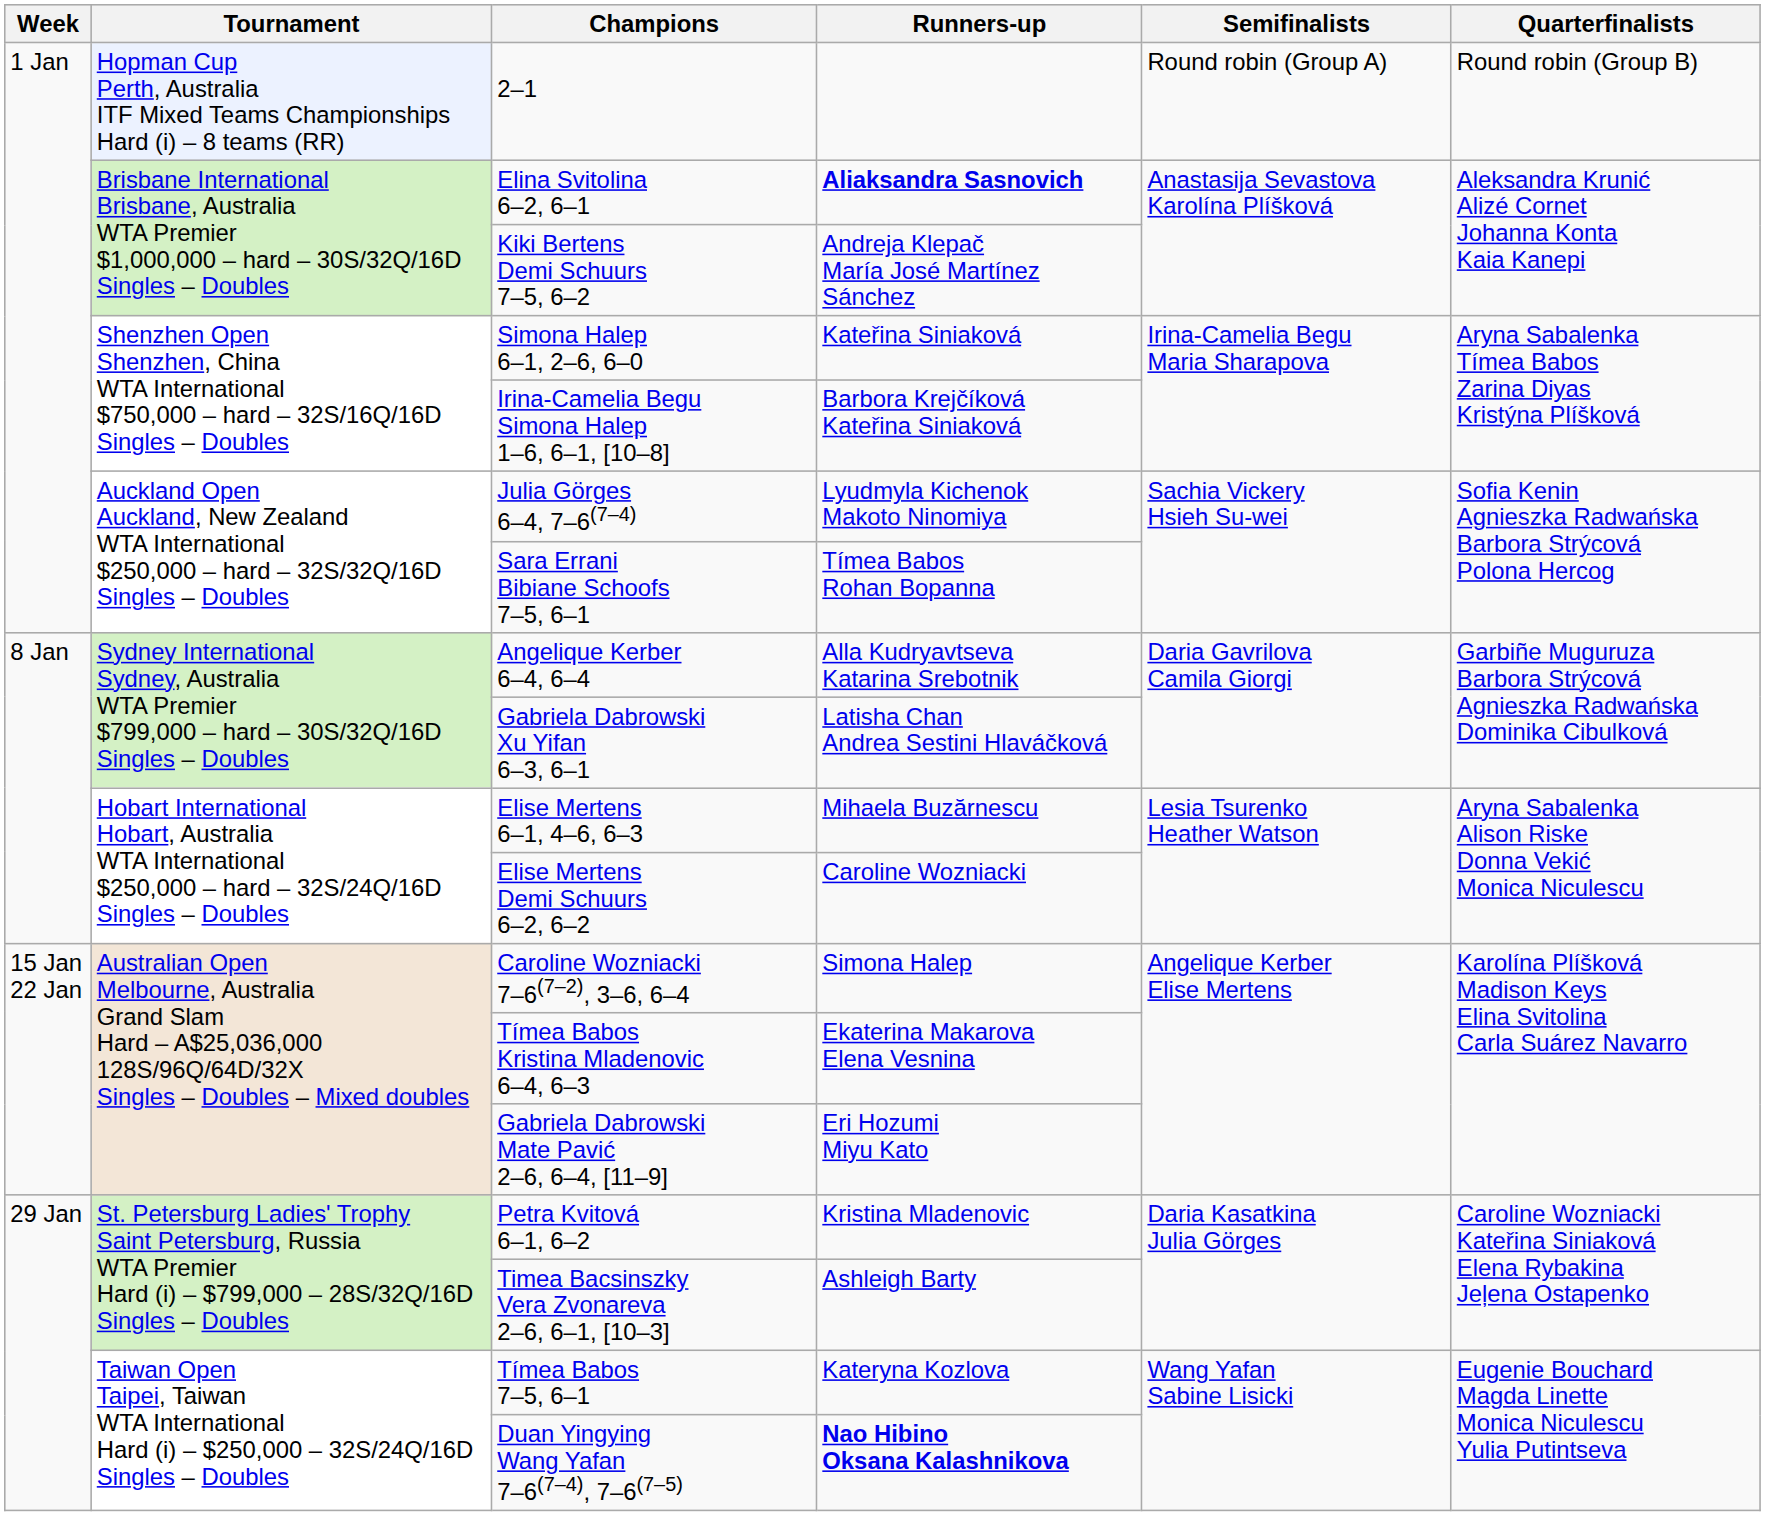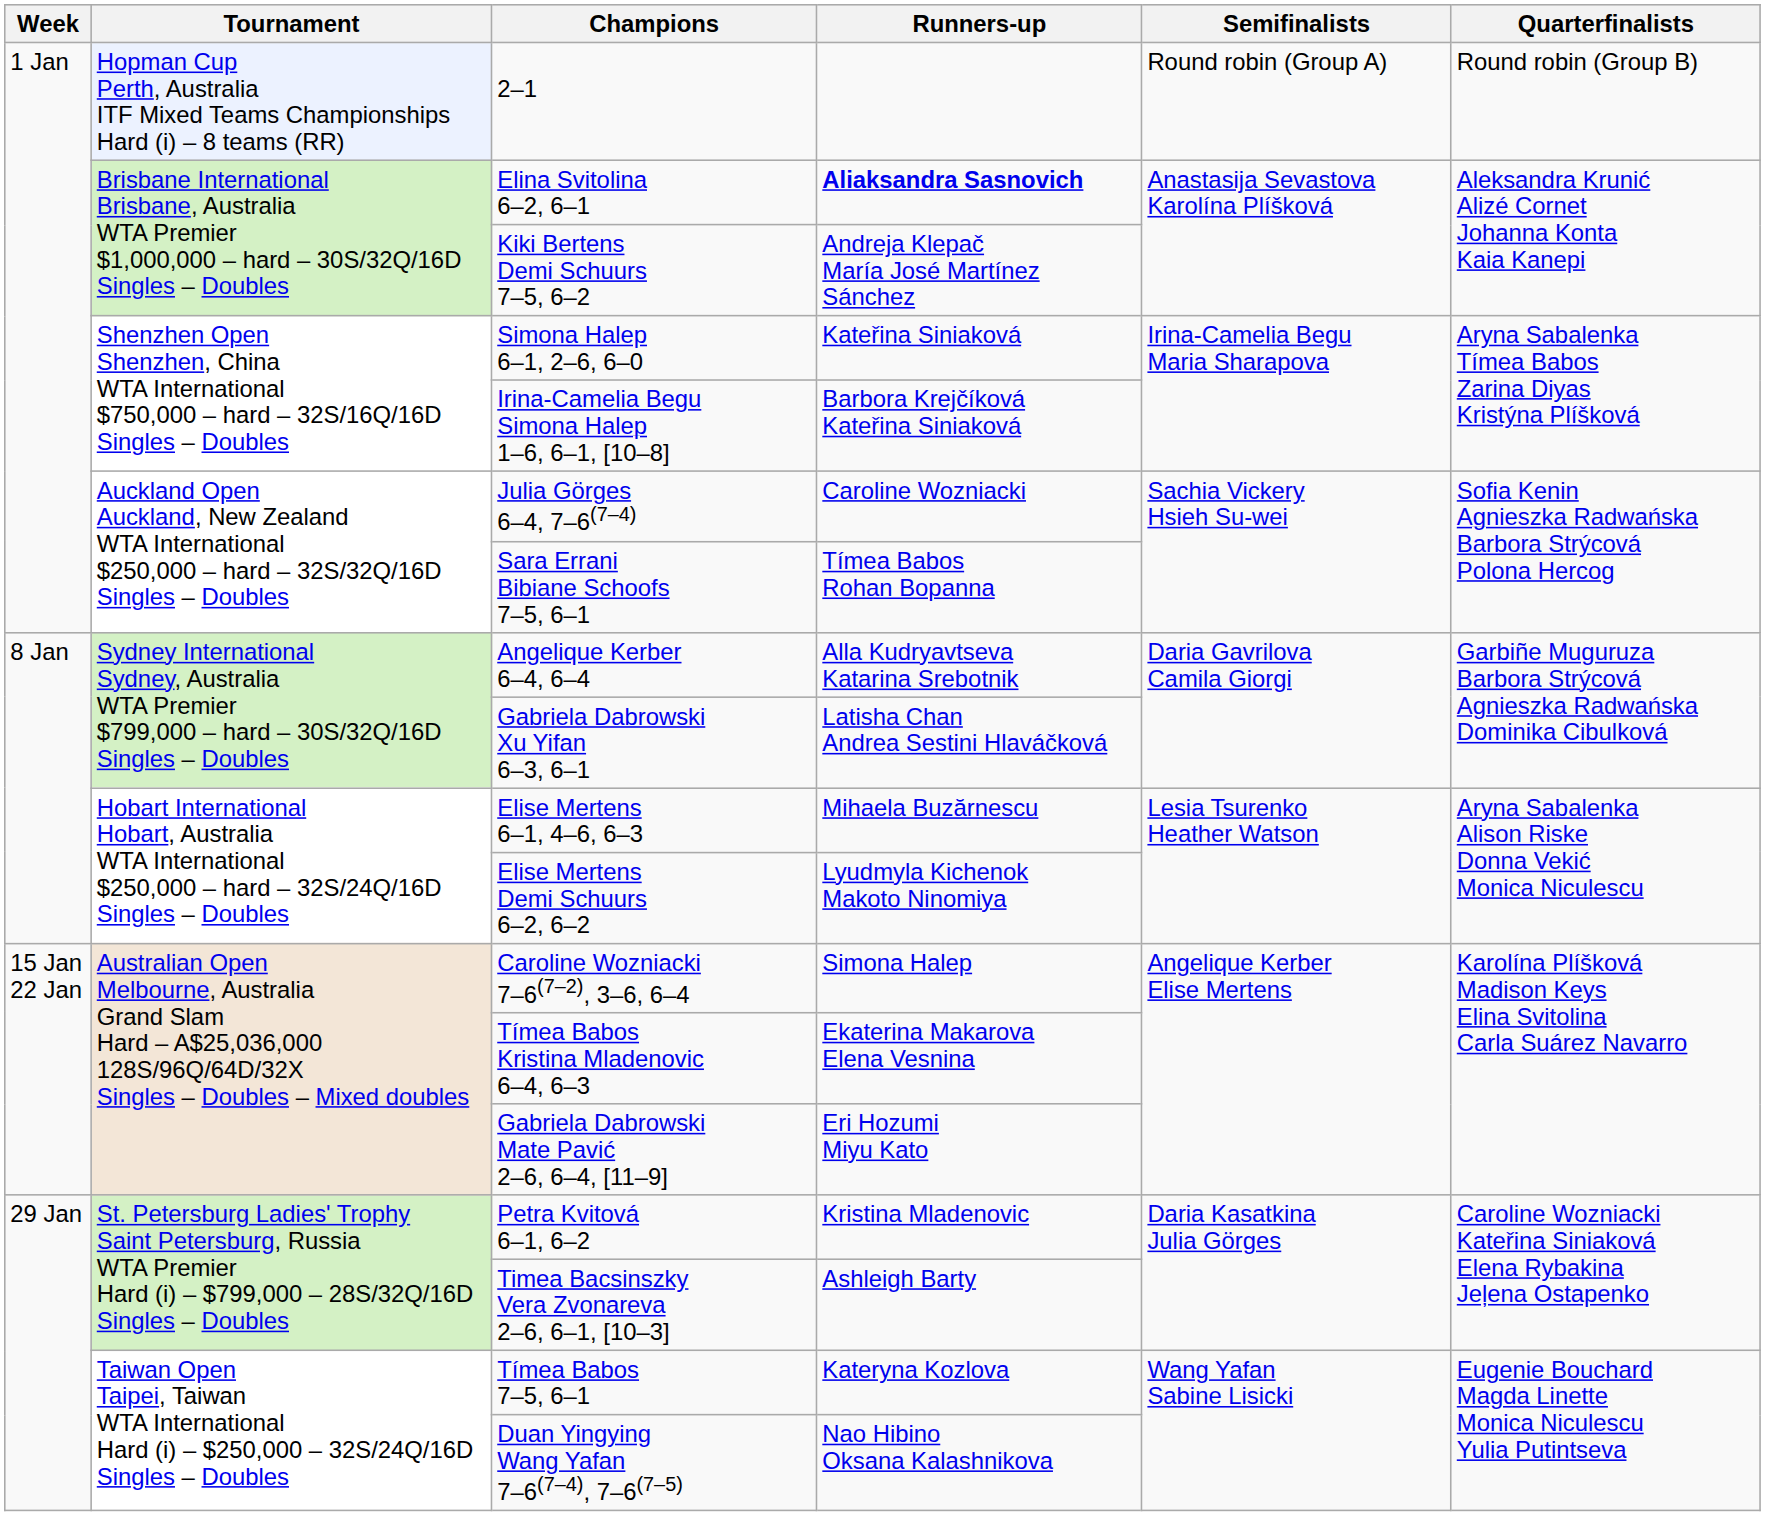(925, 504) Lyudmyla Kichenok Makoto Ninomiya -> (924, 491) Caroline Wozniacki
(924, 871) Caroline Wozniacki -> (925, 885) Lyudmyla Kichenok Makoto Ninomiya
(946, 1447) bold -> (938, 1447) normal
